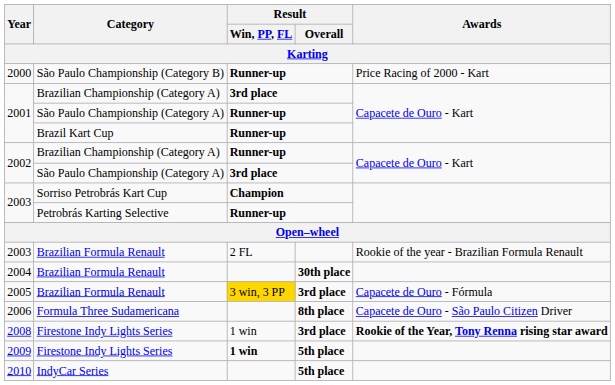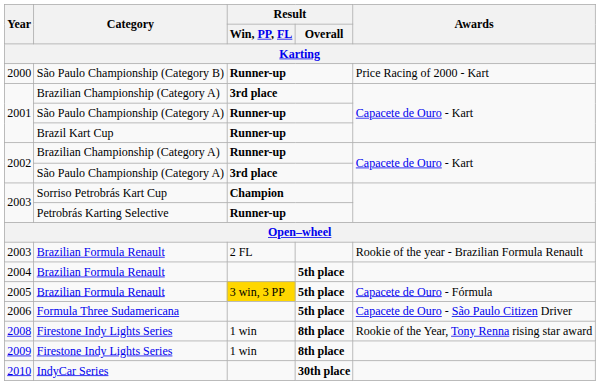(324, 271) 30th place -> (321, 271) 5th place
(322, 291) 3rd place -> (321, 291) 5th place
(321, 311) 8th place -> (321, 311) 5th place
(322, 331) 3rd place -> (321, 331) 8th place
(482, 331) bold -> (474, 331) normal
(243, 351) bold -> (243, 351) normal
(321, 351) 5th place -> (321, 351) 8th place
(321, 370) 5th place -> (324, 370) 30th place
